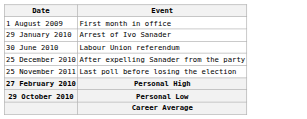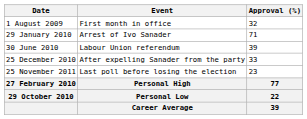+ column: (275, 11)
